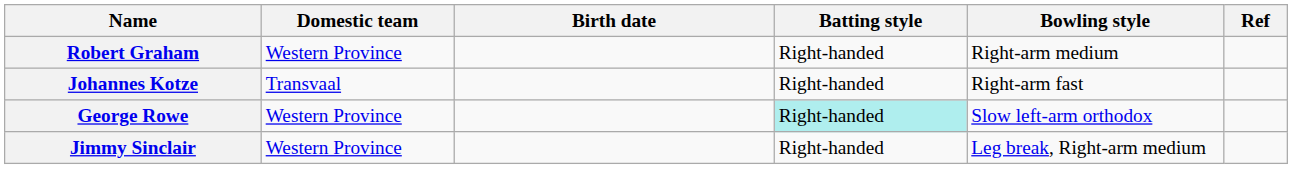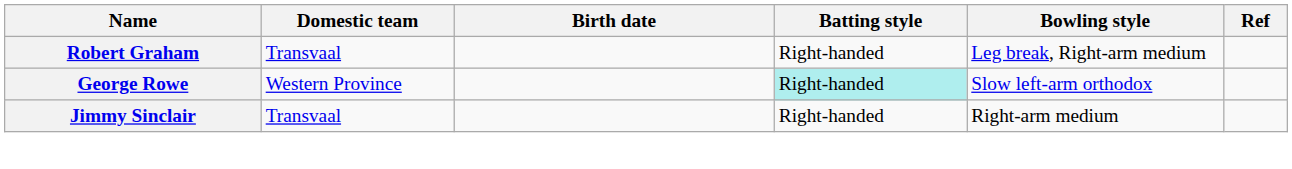(334, 52) Western Province -> (303, 52) Transvaal
(1045, 52) Right-arm medium -> (1089, 52) Leg break, Right-arm medium
- row: (133, 84)
(334, 147) Western Province -> (303, 116) Transvaal
(1089, 147) Leg break, Right-arm medium -> (1045, 116) Right-arm medium
